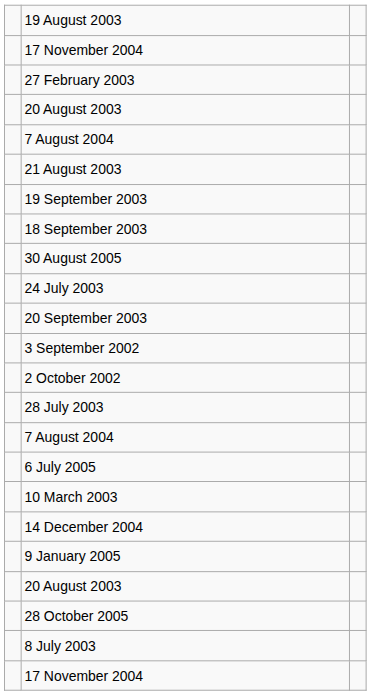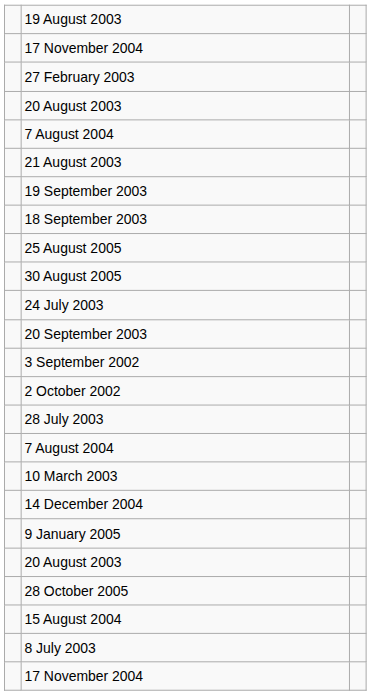+ row: (13, 248)
- row: (13, 467)
+ row: (13, 619)
